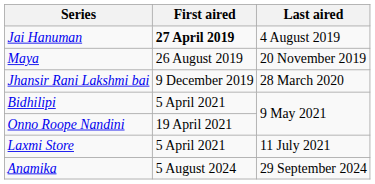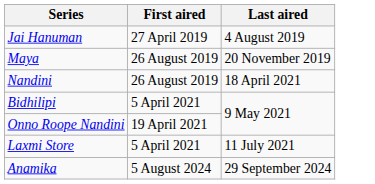(195, 37) bold -> (169, 37) normal
- row: (79, 80)
+ row: (30, 80)
